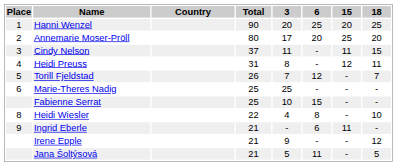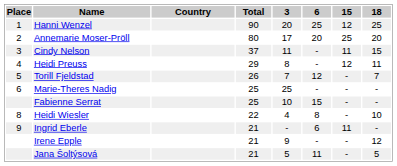(347, 25) 20 -> (347, 25) 12
(254, 64) 31 -> (254, 64) 29
